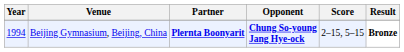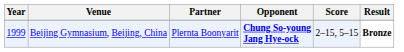(16, 34) 1994 -> (16, 34) 1999
(208, 34) bold -> (205, 34) normal
